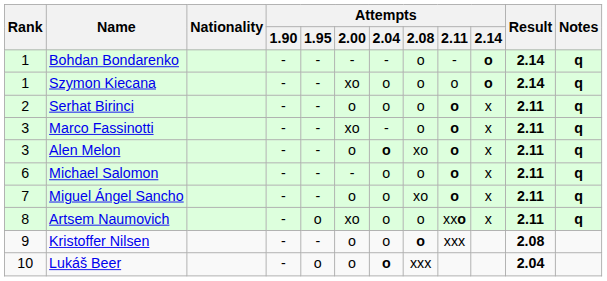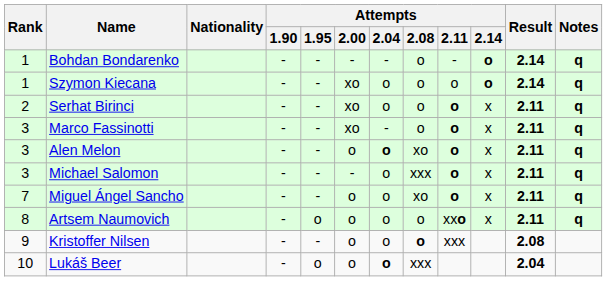(352, 106) o -> (352, 106) xo
(25, 173) 6 -> (25, 173) 3
(421, 173) o -> (421, 173) xxx
(352, 219) xo -> (352, 219) o
